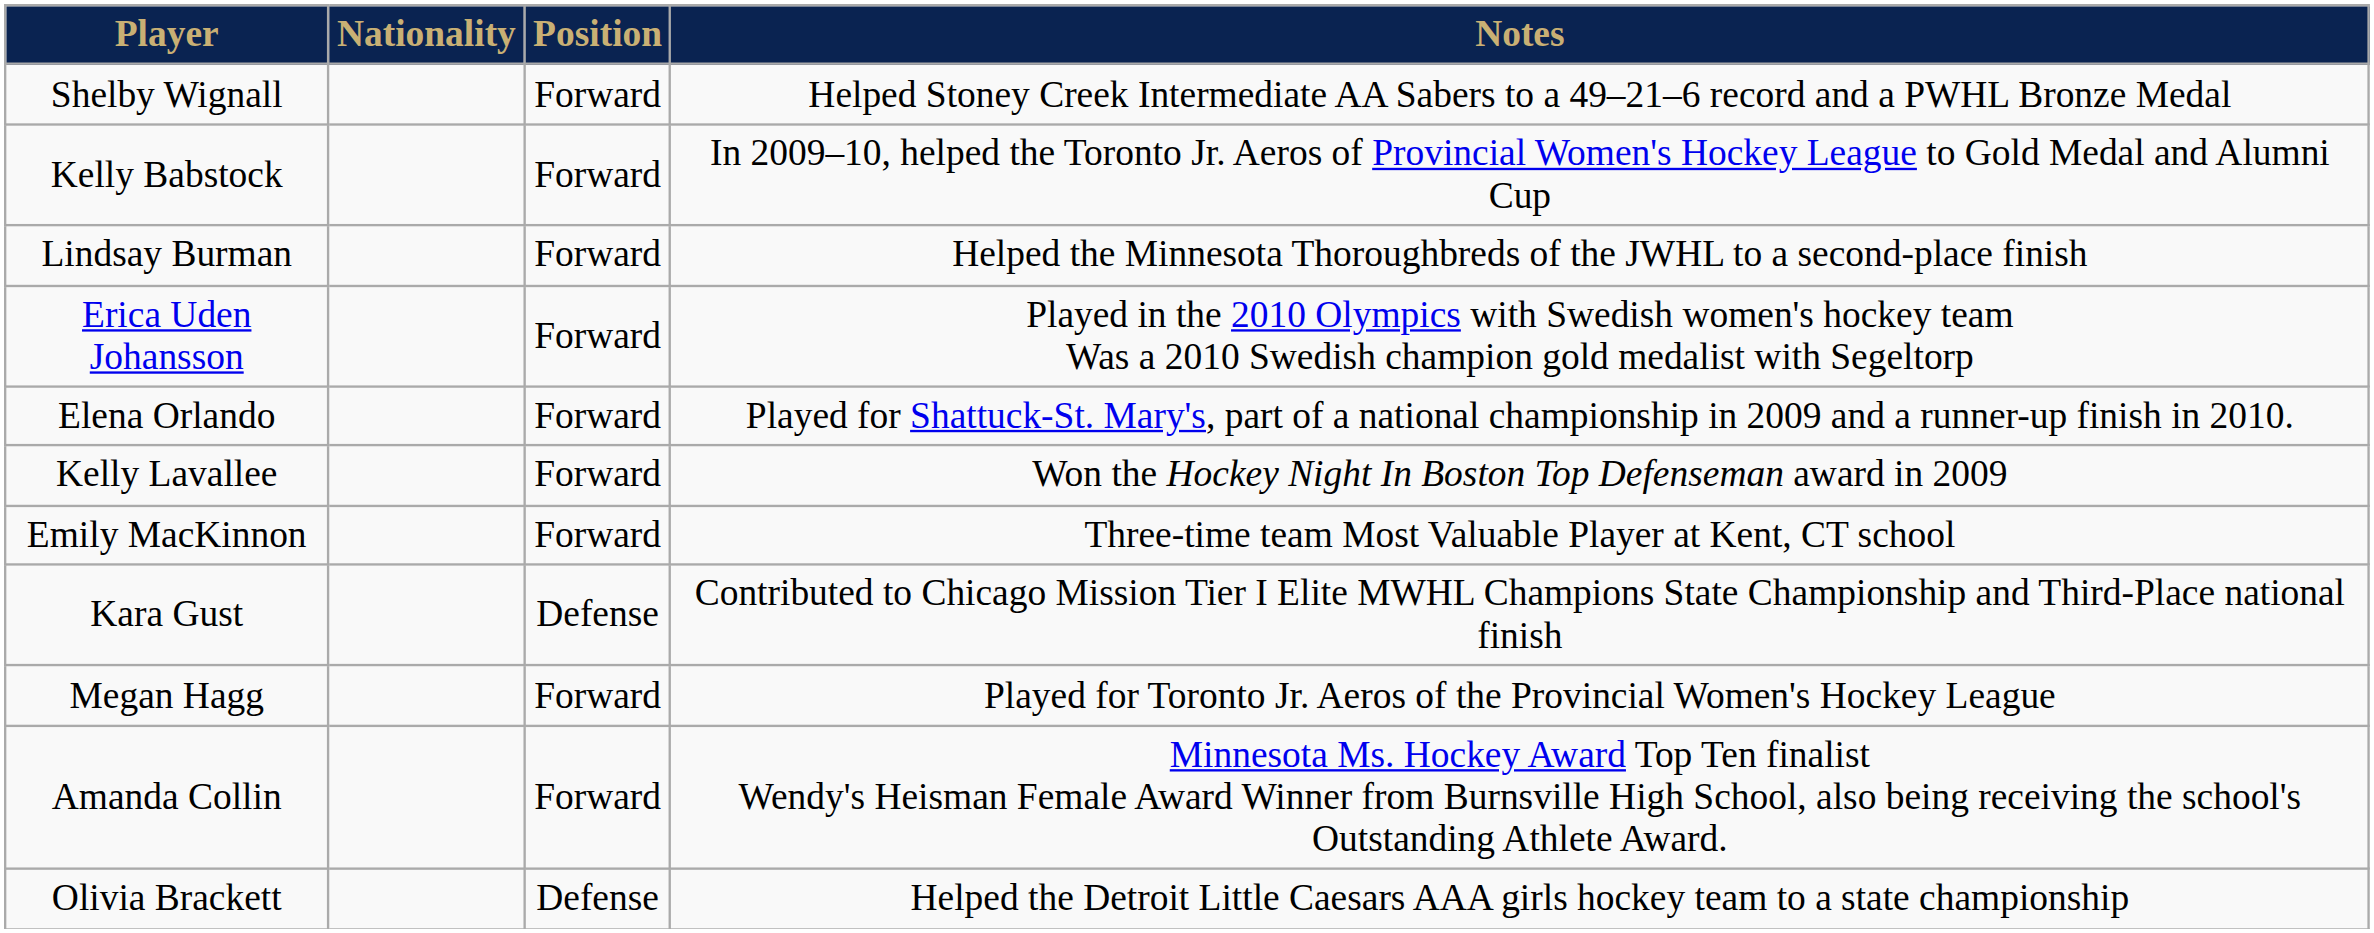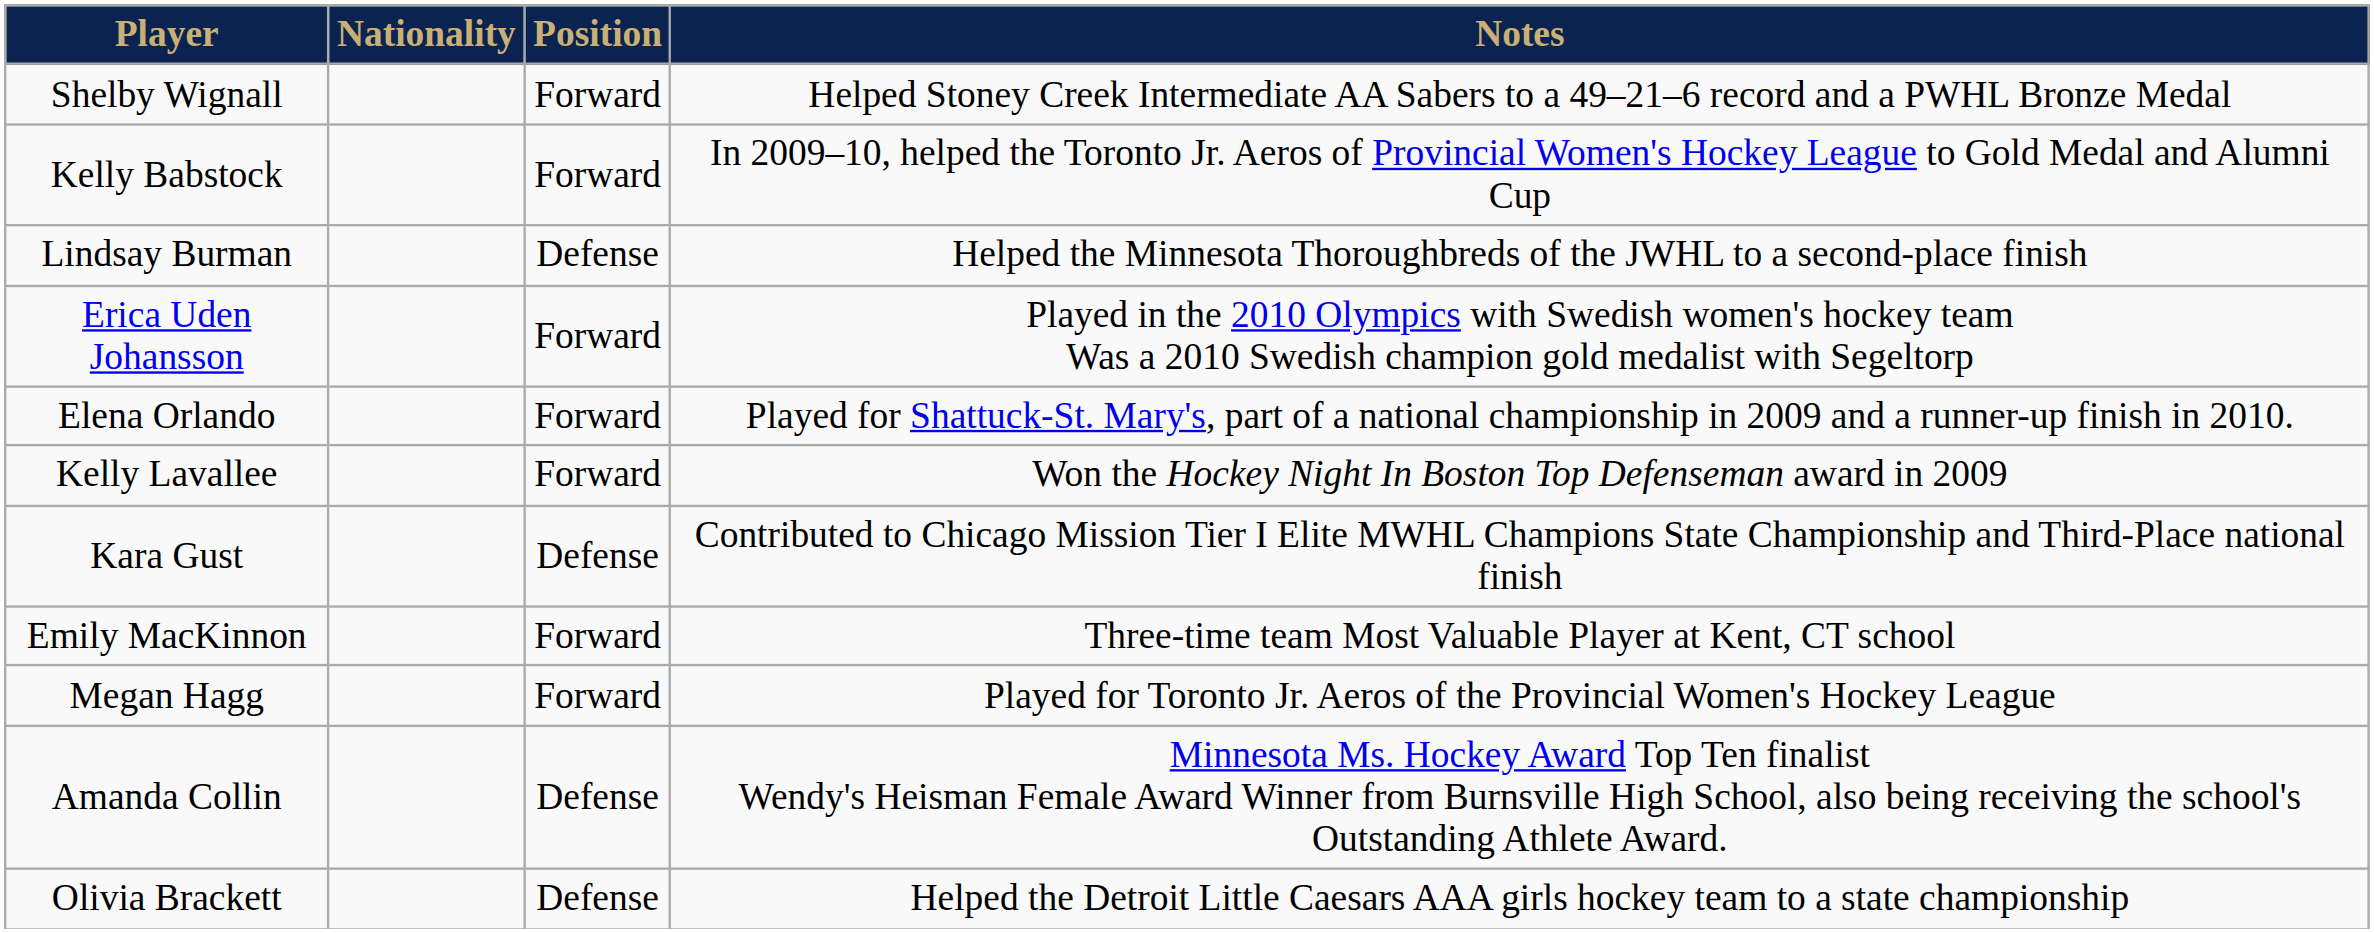(598, 254) Forward -> (598, 254) Defense
rows swapped: (167, 534) <-> (167, 614)
(598, 796) Forward -> (598, 796) Defense
